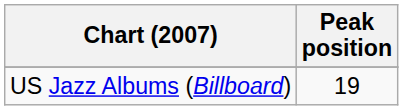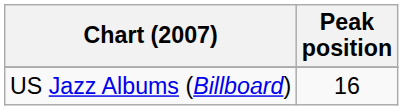(347, 85) 19 -> (347, 85) 16
